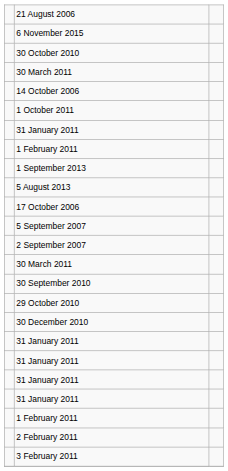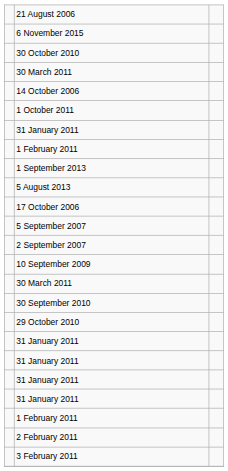+ row: (9, 264)
- row: (9, 322)
